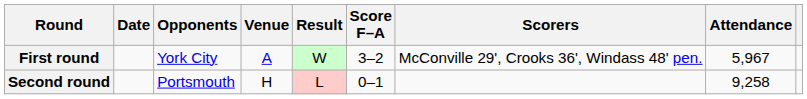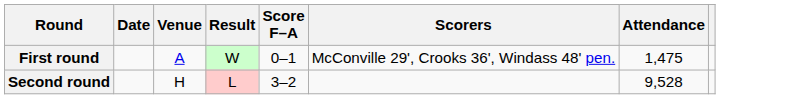- column: (197, 25)
(371, 57) 3–2 -> (284, 57) 0–1
(751, 57) 5,967 -> (664, 57) 1,475
(371, 81) 0–1 -> (284, 81) 3–2
(751, 81) 9,258 -> (664, 81) 9,528
